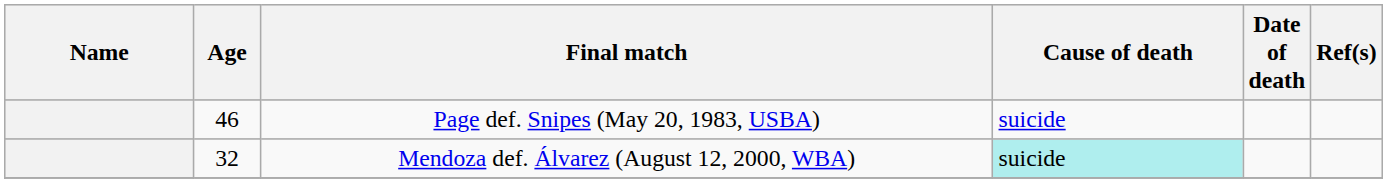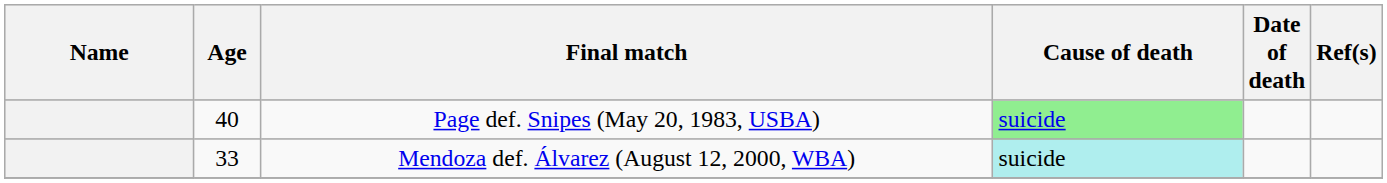(227, 119) 46 -> (227, 119) 40
(1032, 119) no background -> (1032, 119) lightgreen background
(227, 158) 32 -> (227, 158) 33
